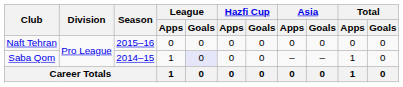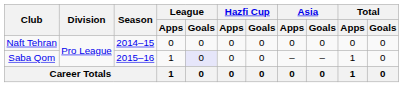(135, 43) 2015–16 -> (135, 43) 2014–15
(135, 58) 2014–15 -> (135, 58) 2015–16
